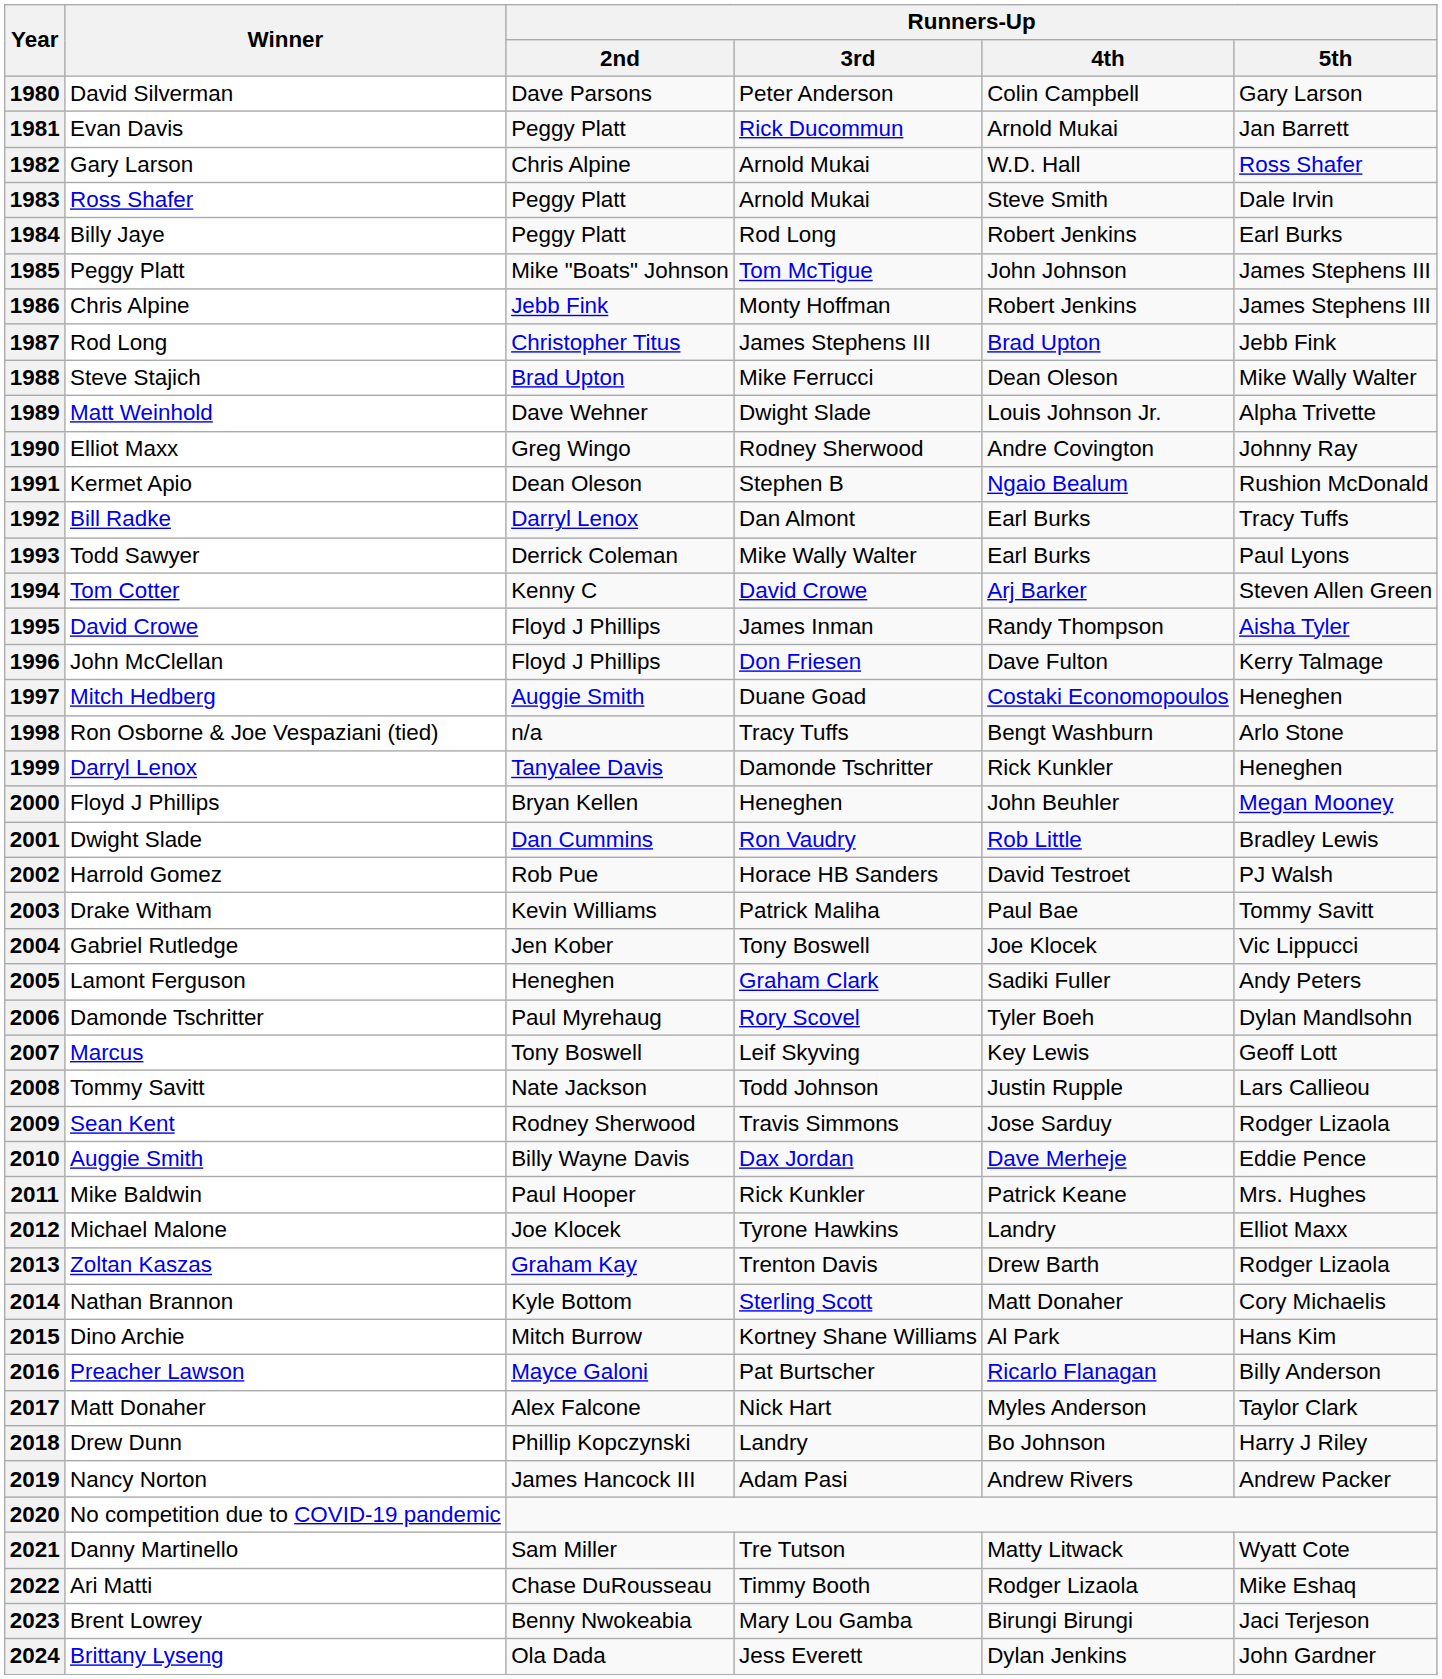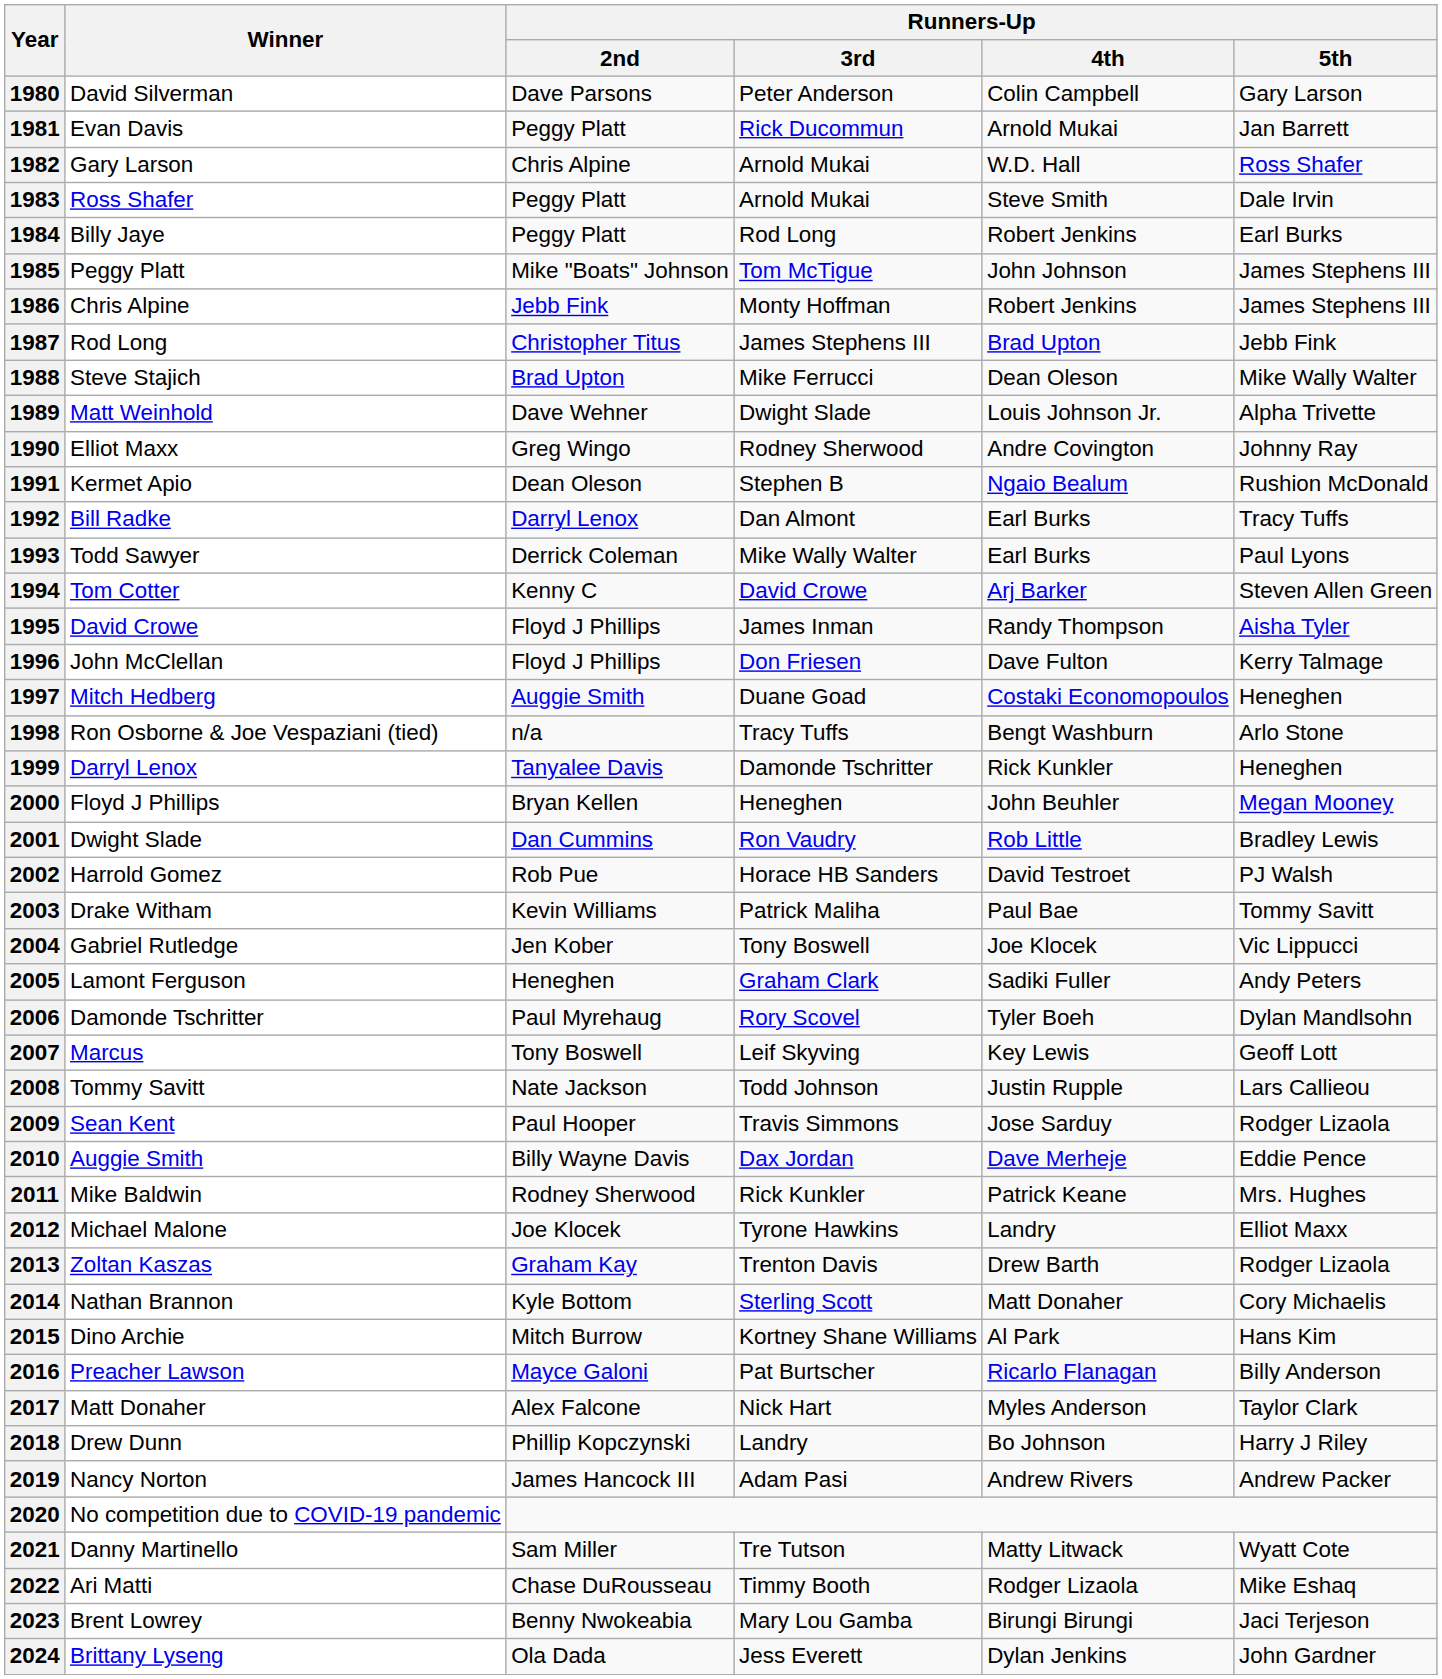(603, 1123) Rodney Sherwood -> (573, 1123) Paul Hooper
(573, 1194) Paul Hooper -> (603, 1194) Rodney Sherwood
